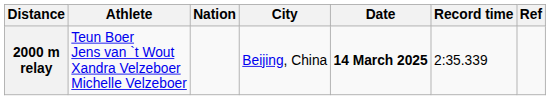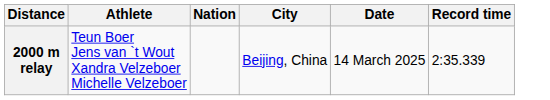- column: (531, 15)
(381, 60) bold -> (379, 60) normal
